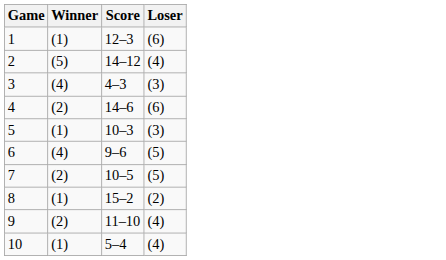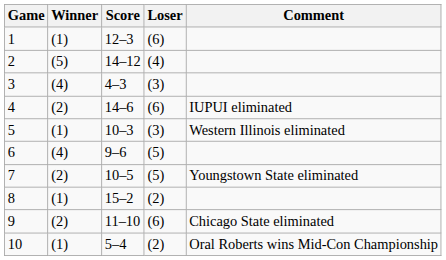+ column: (314, 15)
(156, 221) (4) -> (156, 221) (6)
(156, 244) (4) -> (156, 244) (2)
